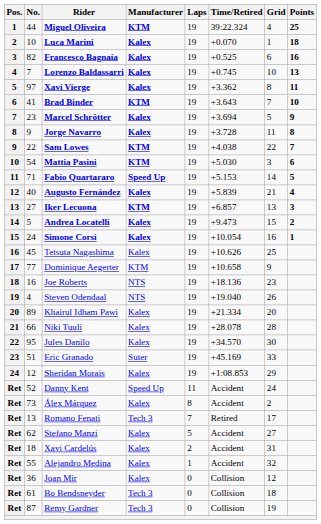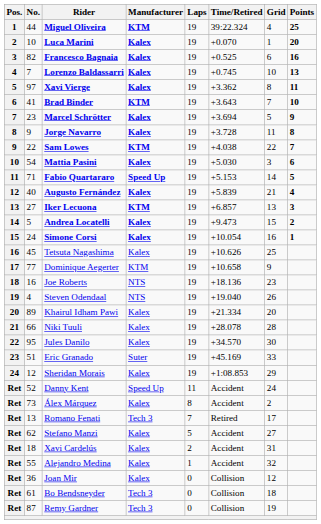(294, 42) 18 -> (294, 42) 20
(139, 162) KTM -> (139, 162) Kalex
